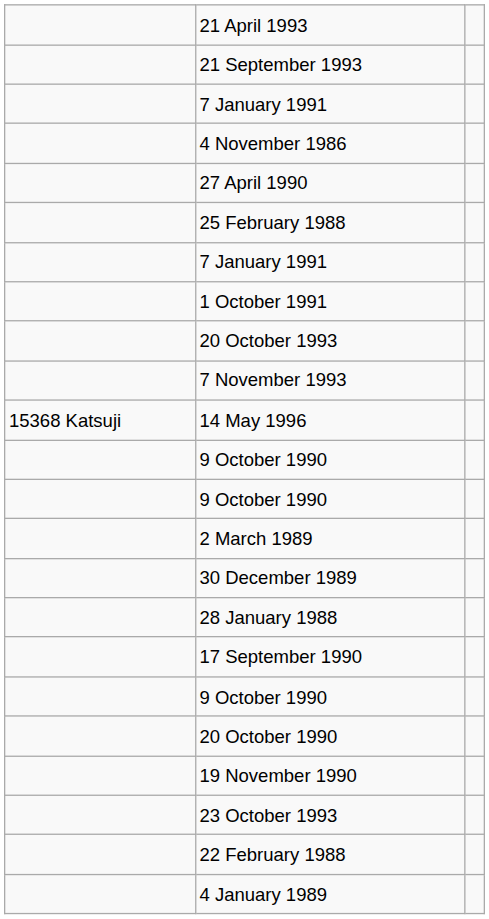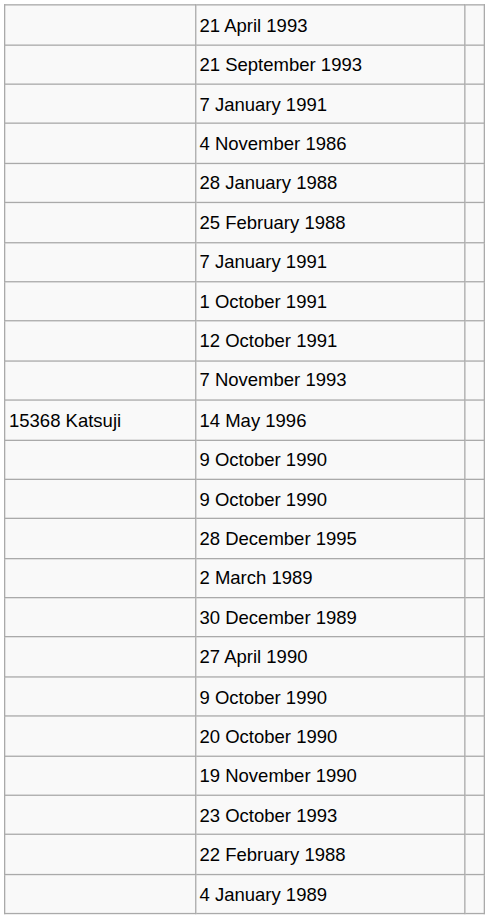rows swapped: (100, 618) <-> (100, 183)
+ row: (100, 341)
- row: (100, 341)
+ row: (100, 539)
- row: (100, 657)
